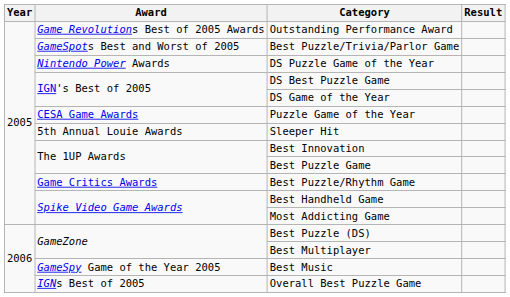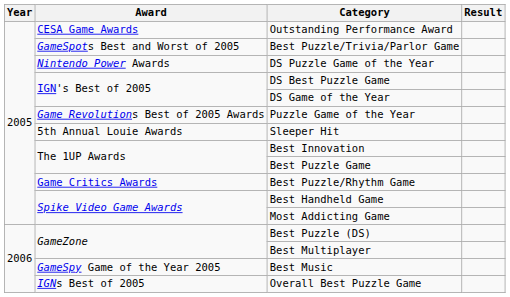(151, 30) Game Revolutions Best of 2005 Awards -> (88, 30) CESA Game Awards
(88, 115) CESA Game Awards -> (151, 115) Game Revolutions Best of 2005 Awards
